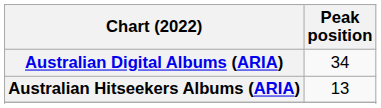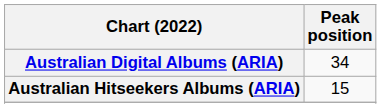(340, 89) 13 -> (340, 89) 15
